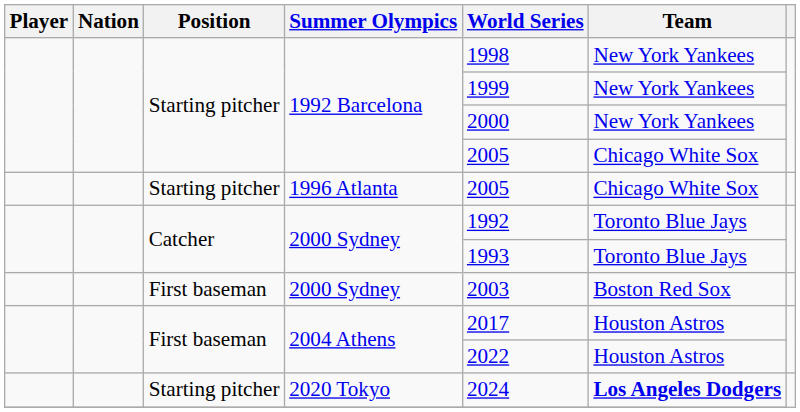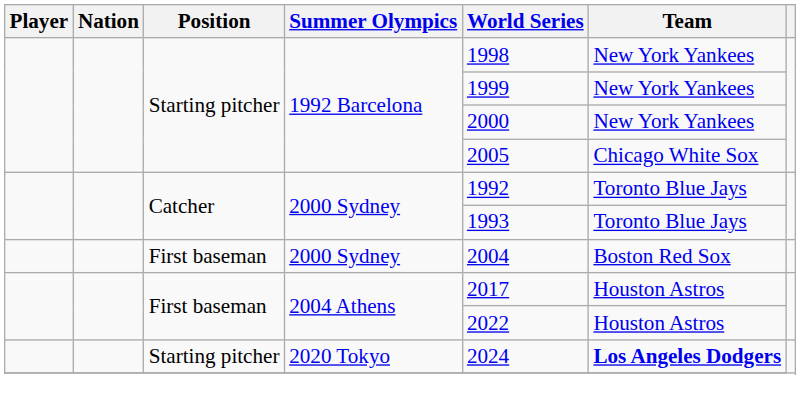- row: (214, 188)
(488, 289) 2003 -> (488, 255) 2004
